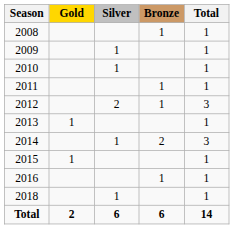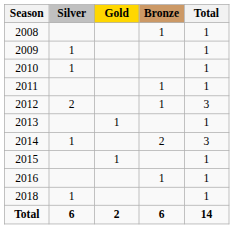columns swapped: (72, 13) <-> (117, 13)
